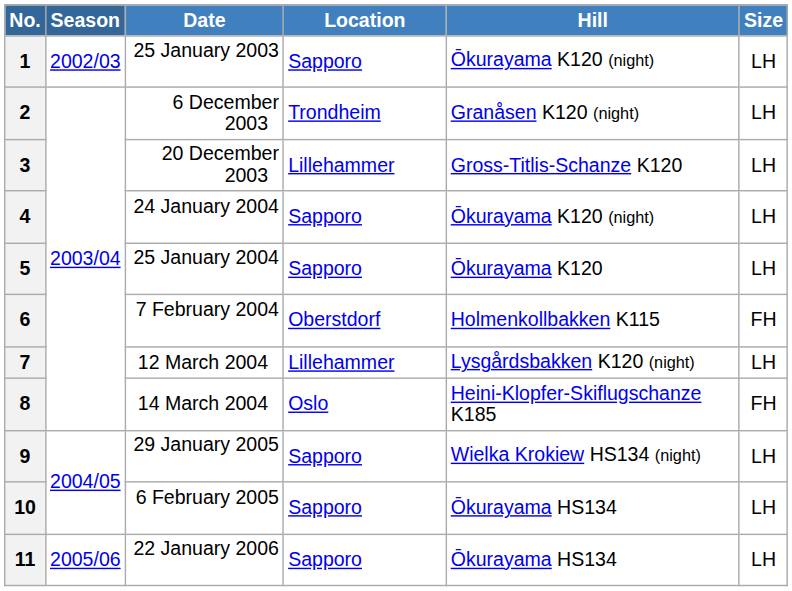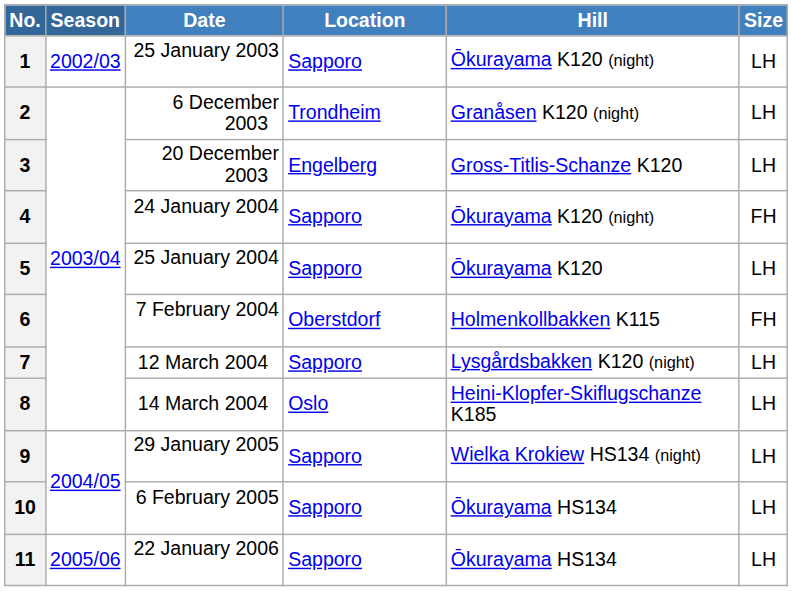(341, 165) Lillehammer -> (333, 165) Engelberg
(764, 216) LH -> (764, 216) FH
(341, 362) Lillehammer -> (325, 362) Sapporo
(764, 404) FH -> (764, 404) LH
